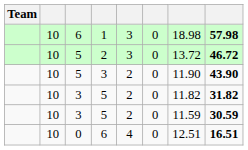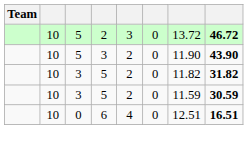- row: (78, 34)
